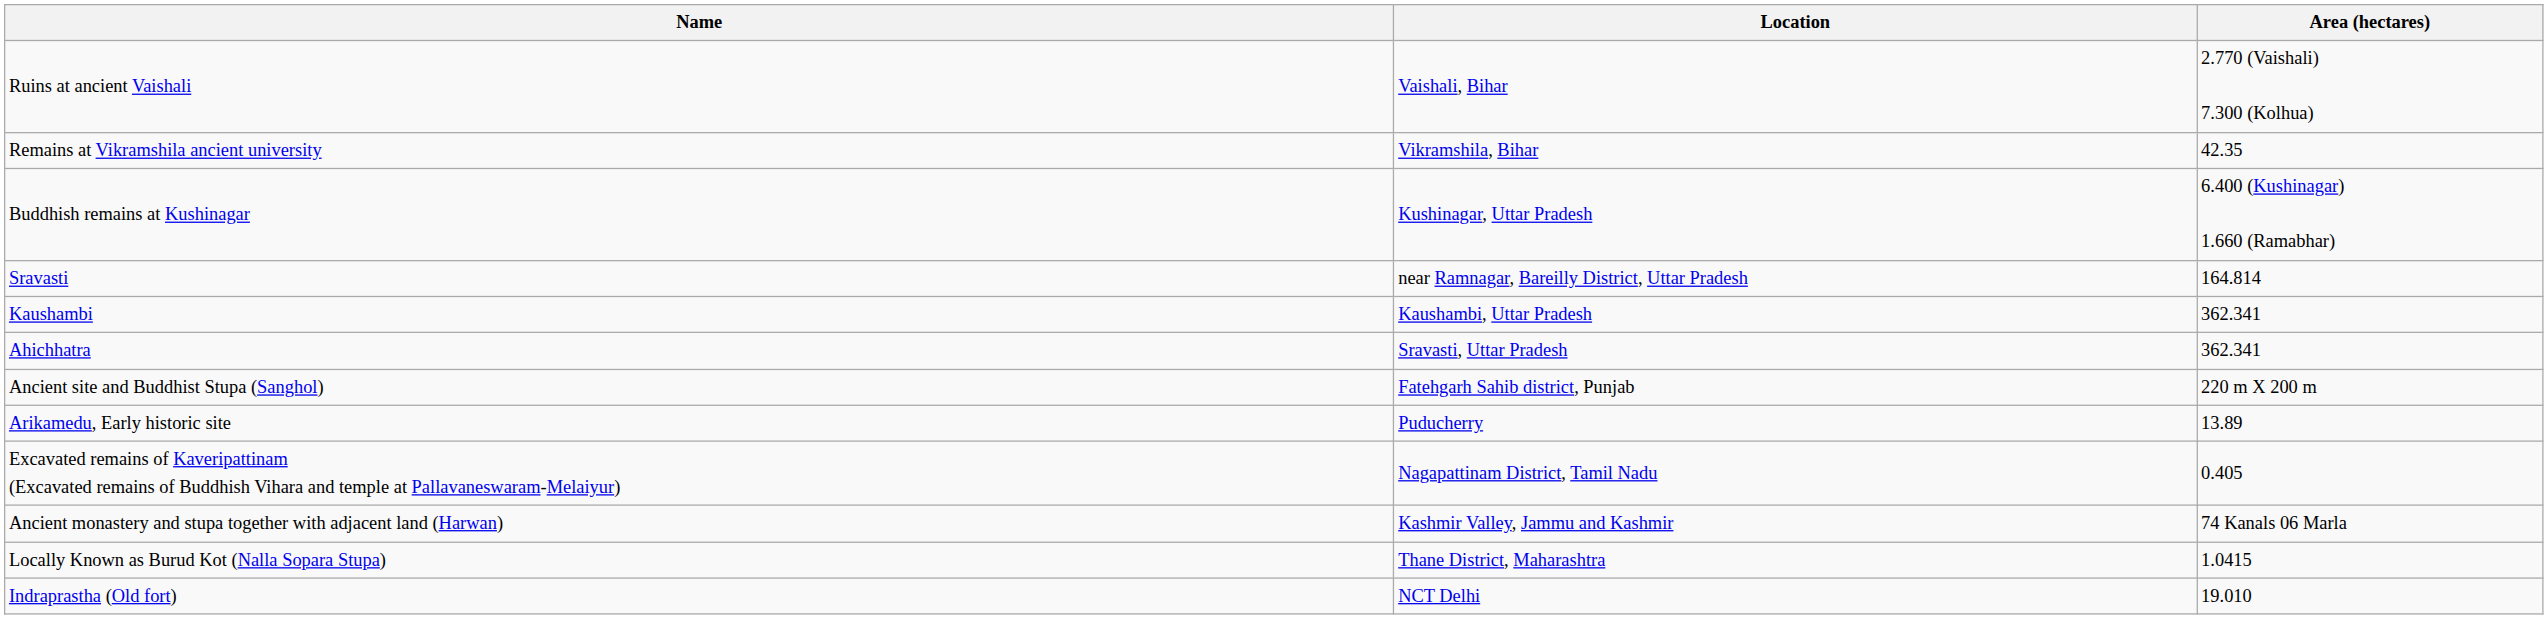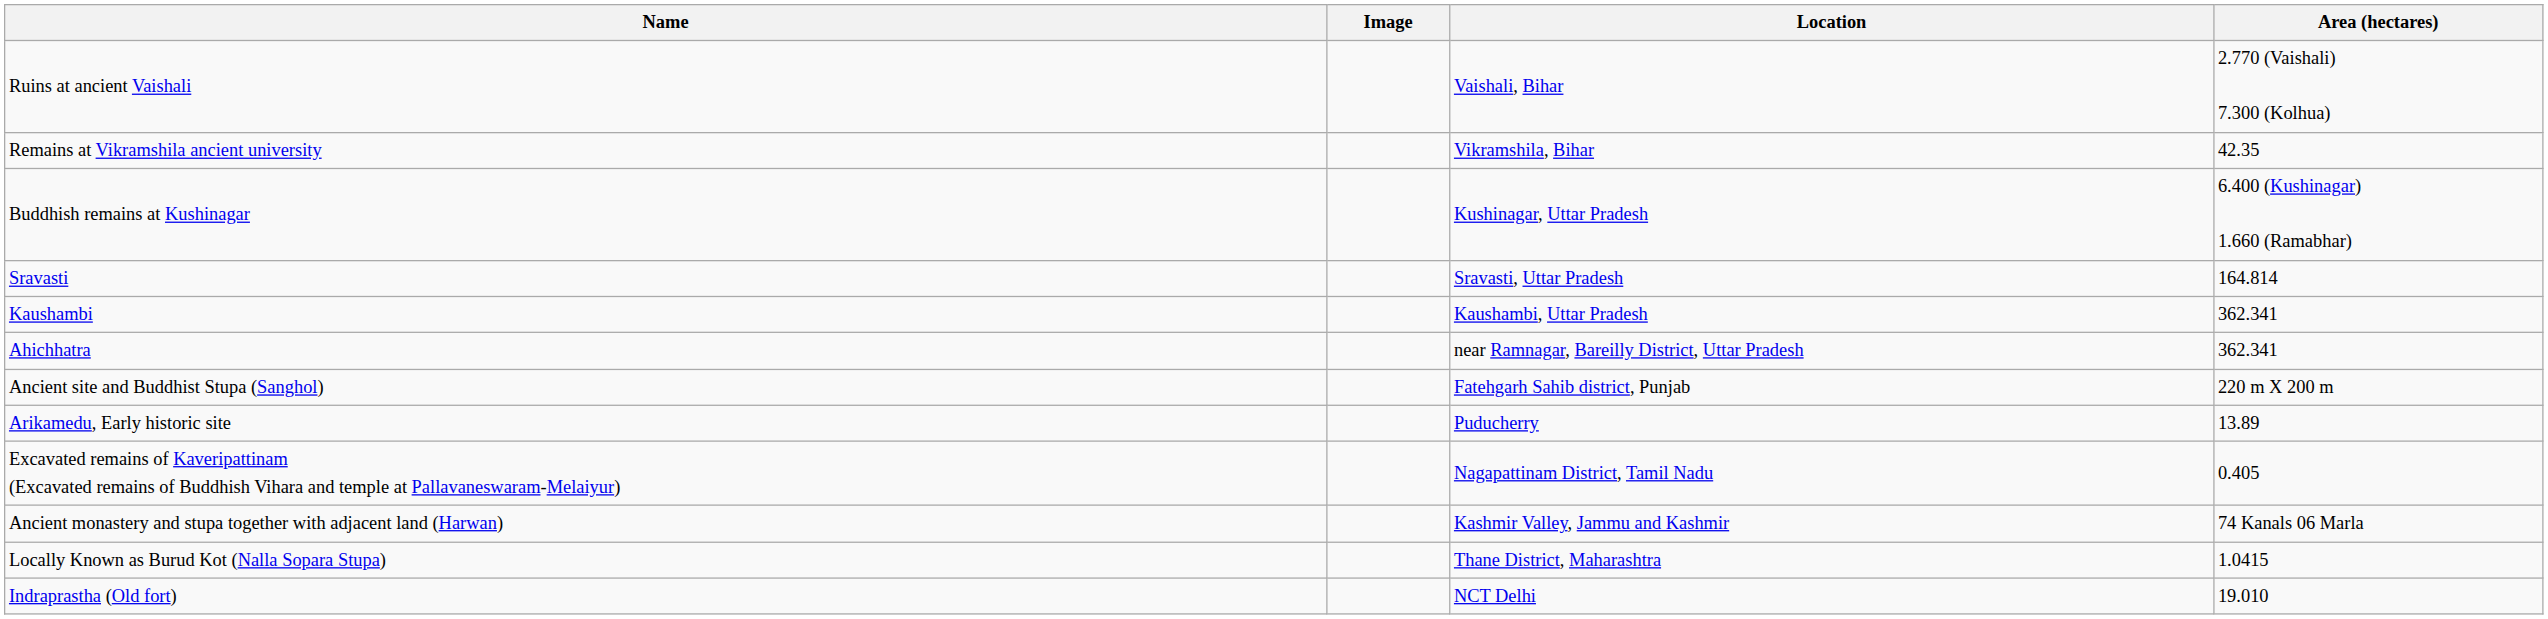+ column: (1388, 22)
(1573, 278) near Ramnagar, Bareilly District, Uttar Pradesh -> (1539, 278) Sravasti, Uttar Pradesh
(1483, 350) Sravasti, Uttar Pradesh -> (1629, 350) near Ramnagar, Bareilly District, Uttar Pradesh
